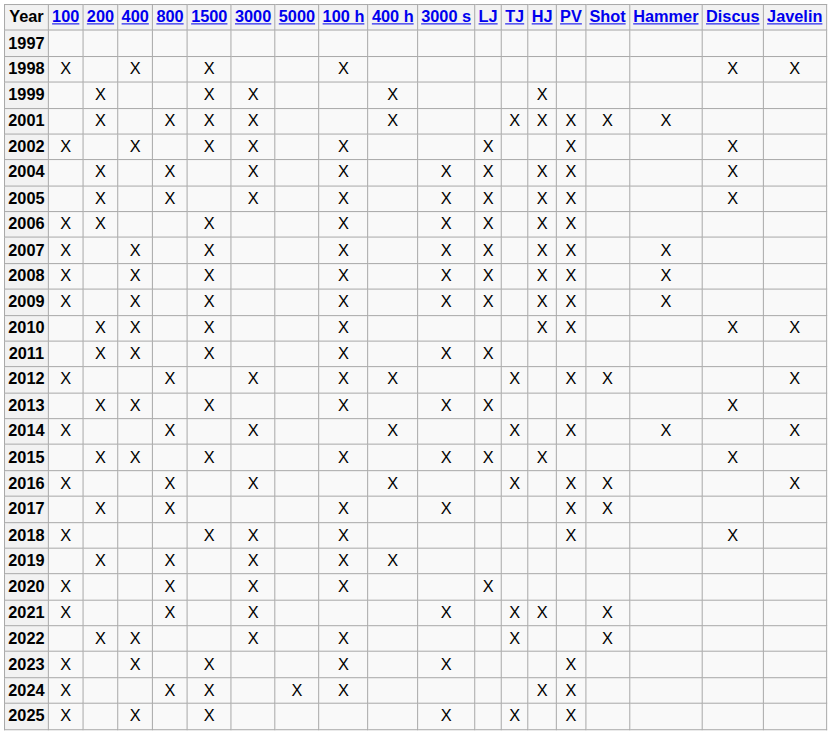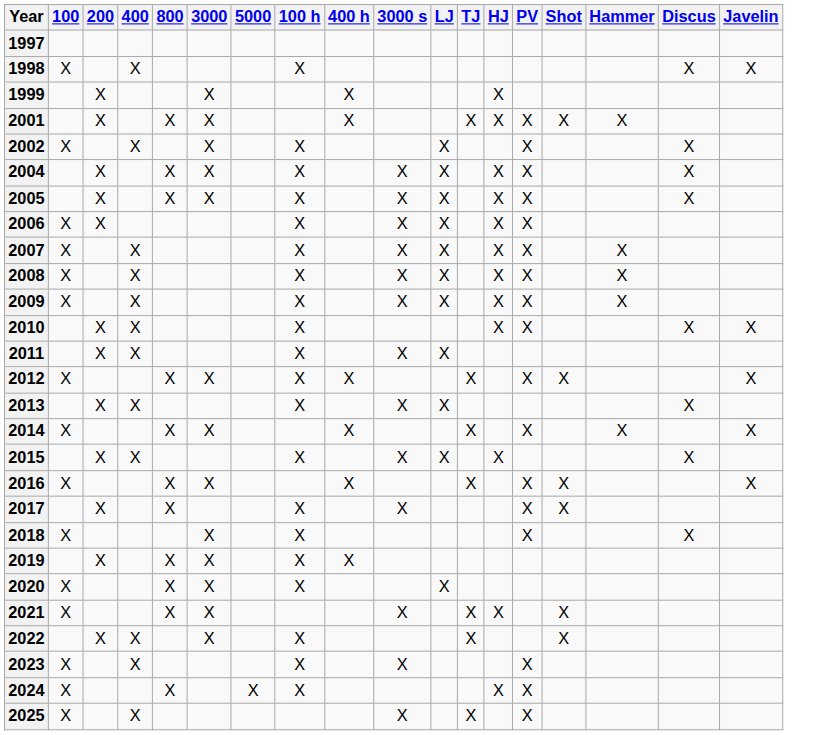- column: (209, 17)
